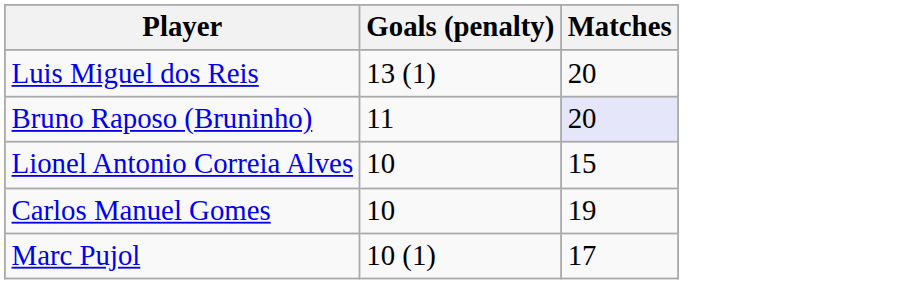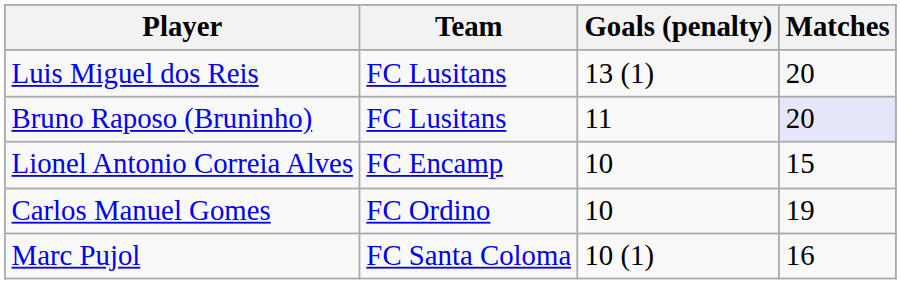+ column: (469, 27)
(582, 255) 17 -> (800, 255) 16
